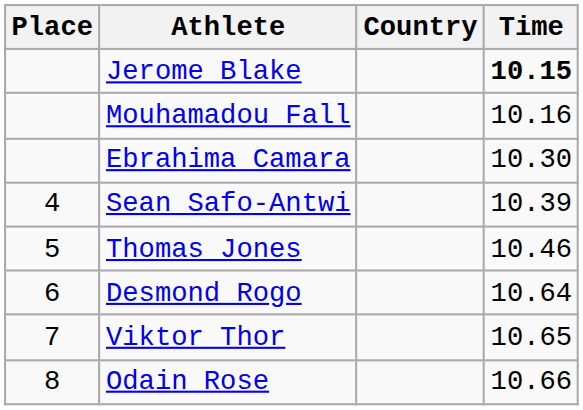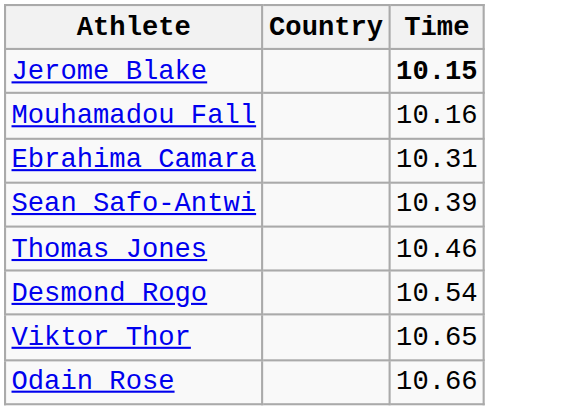- column: (52, 27)
(531, 160) 10.30 -> (437, 160) 10.31
(531, 293) 10.64 -> (437, 293) 10.54
